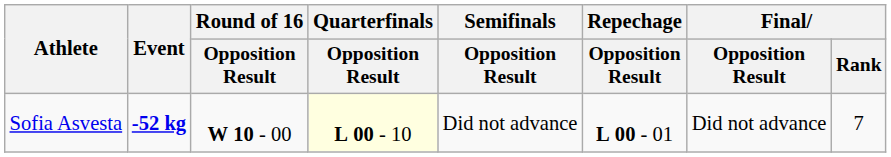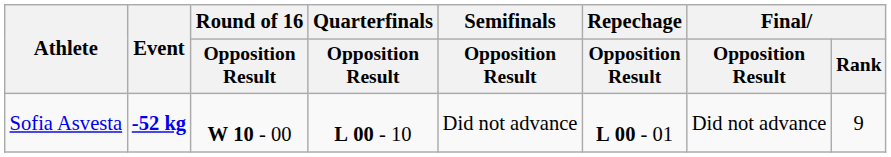(373, 135) lightyellow background -> (373, 135) no background
(859, 122) 7 -> (859, 122) 9
